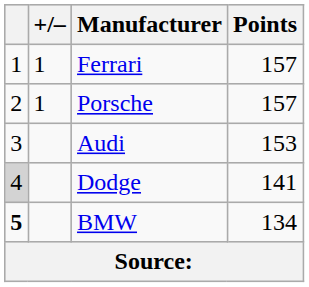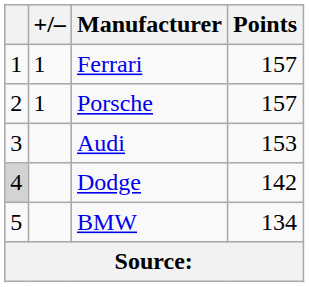(279, 182) 141 -> (279, 182) 142
(16, 222) bold -> (16, 222) normal
